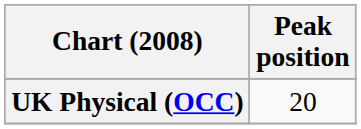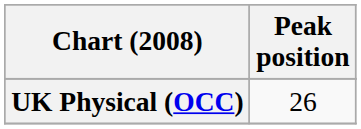(303, 100) 20 -> (303, 100) 26
